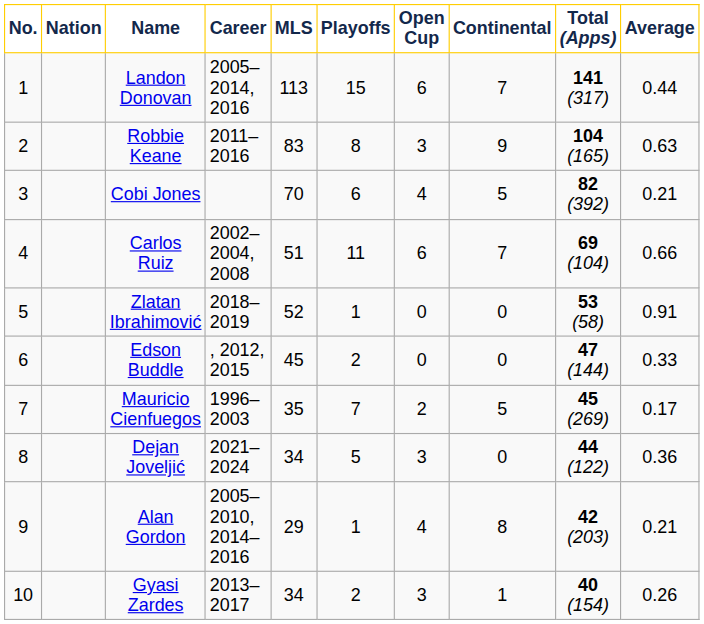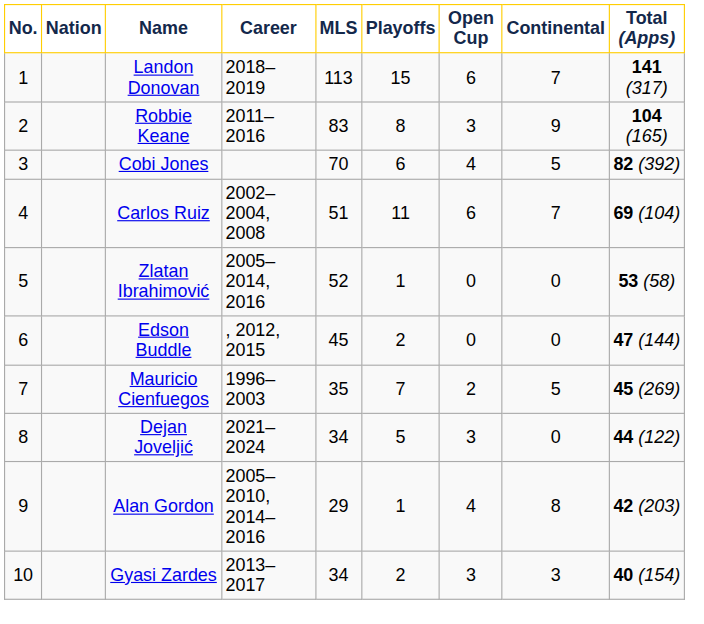- column: (660, 28)
(235, 87) 2005–2014, 2016 -> (250, 77) 2018–2019
(235, 312) 2018–2019 -> (250, 281) 2005–2014, 2016
(502, 595) 1 -> (556, 575) 3
